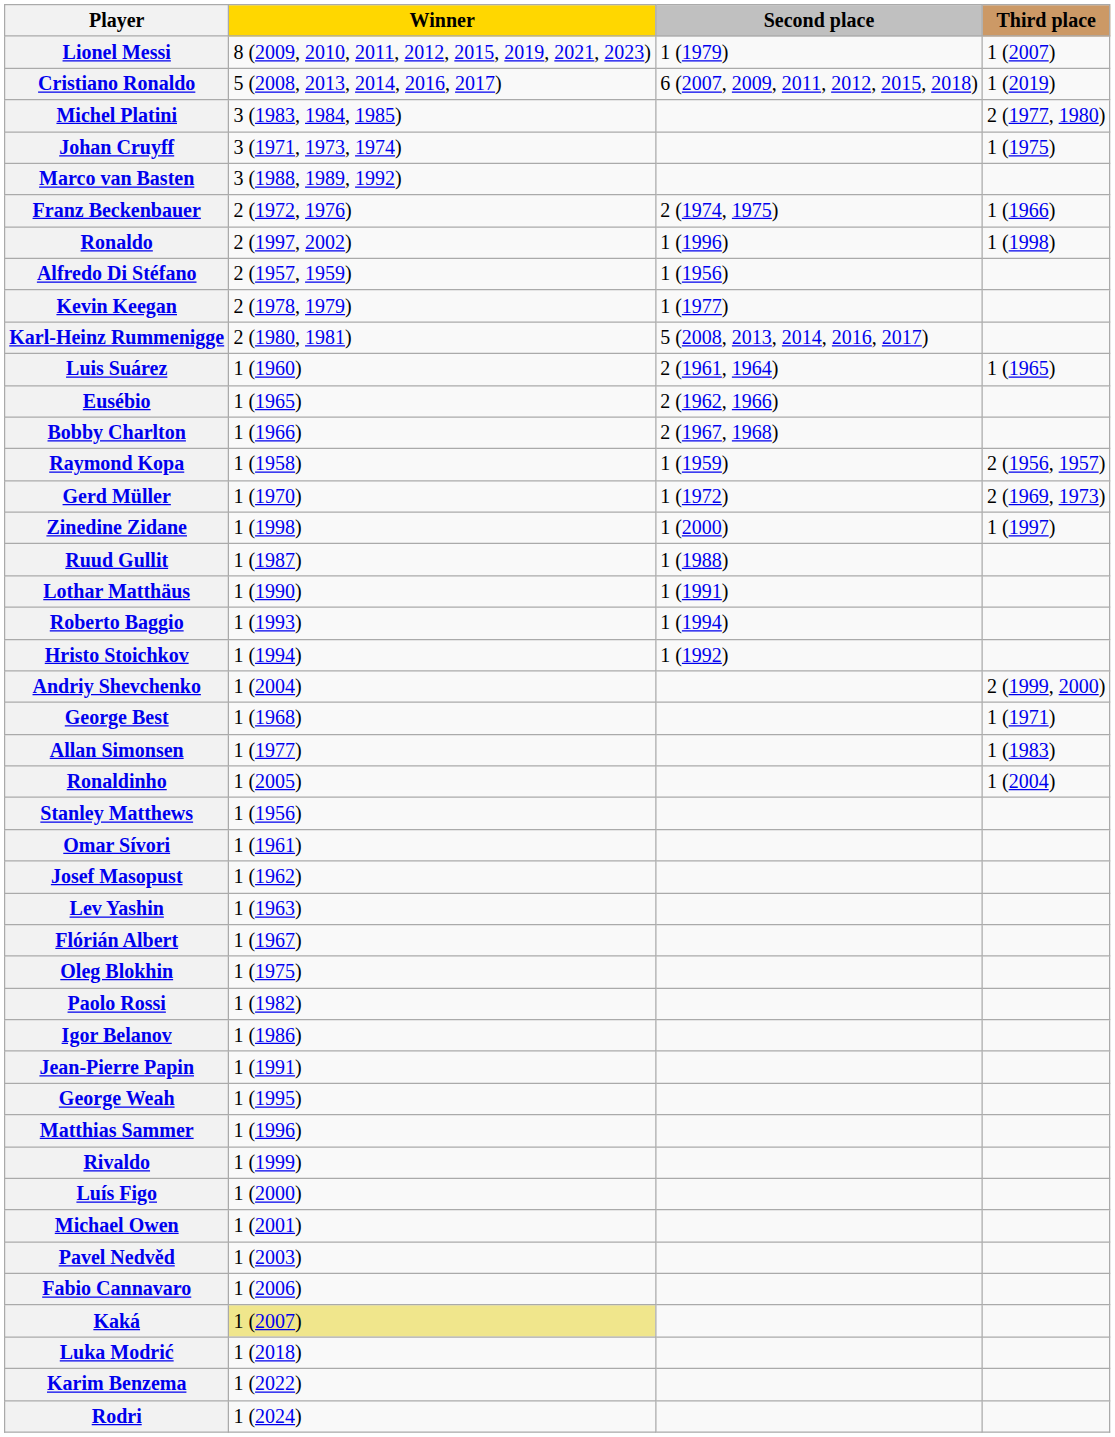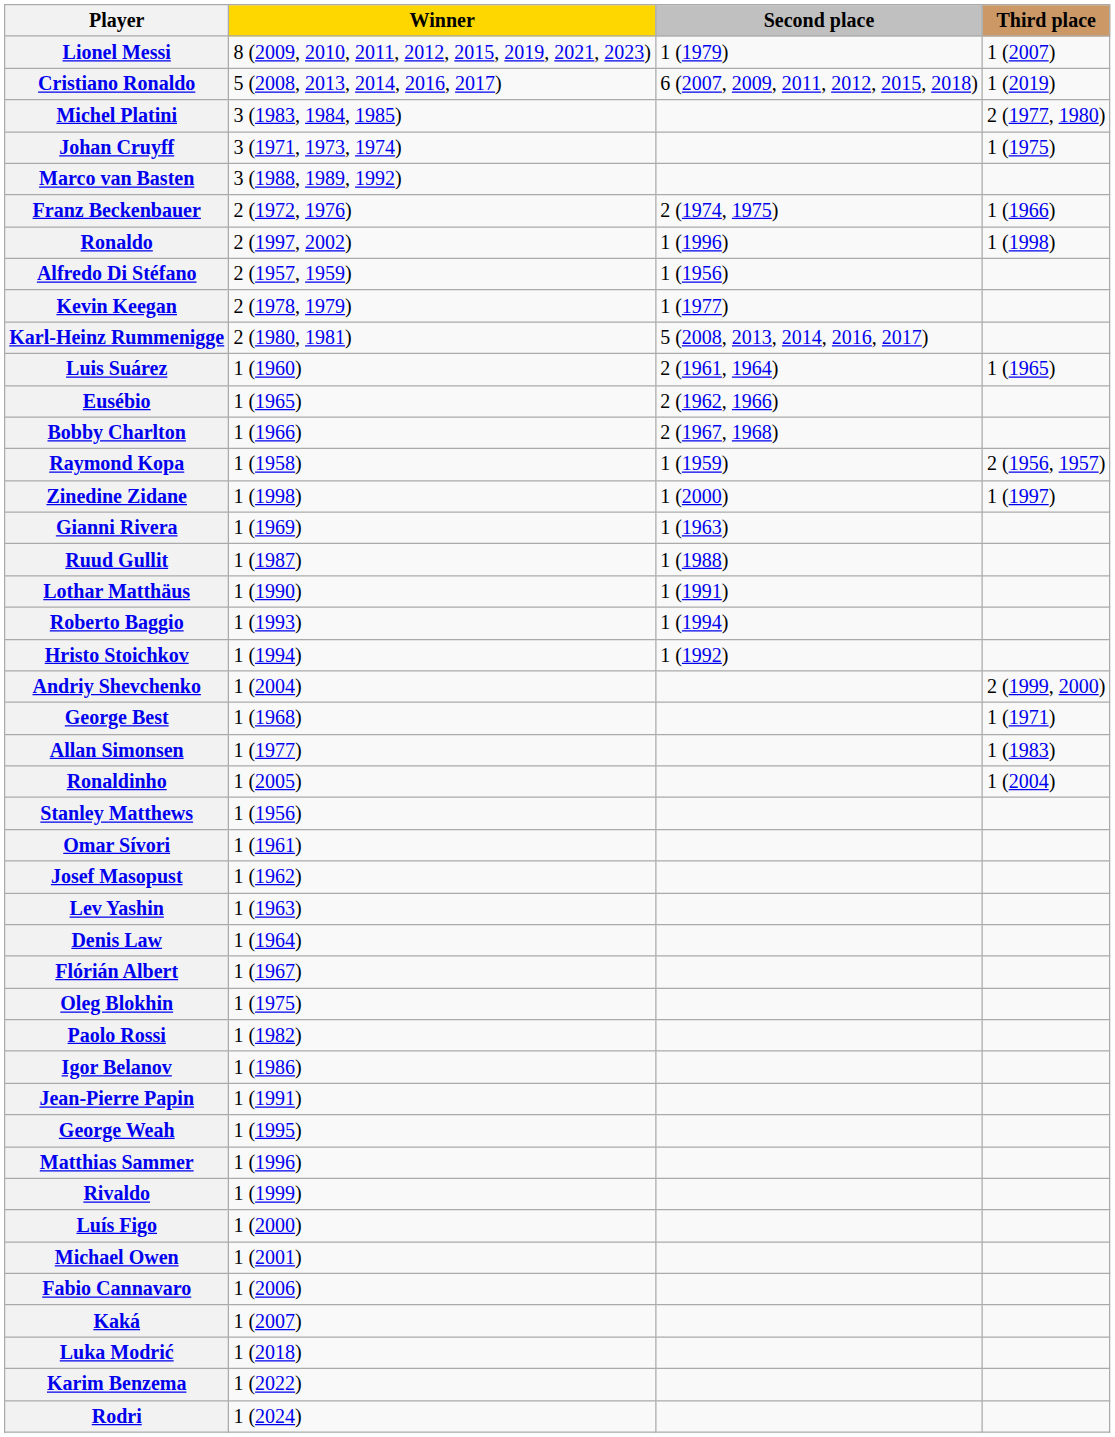- row: (117, 496)
+ row: (117, 527)
+ row: (117, 940)
- row: (117, 1257)
(268, 1320) khaki background -> (268, 1320) no background
